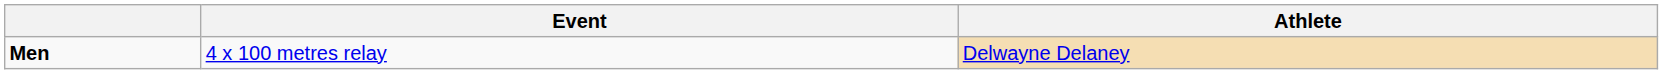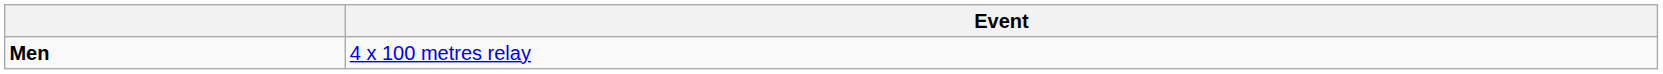- column: (1308, 21)
